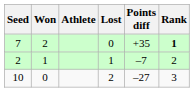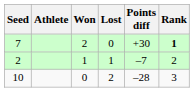columns swapped: (78, 19) <-> (45, 19)
(141, 43) +35 -> (141, 43) +30
(141, 78) –27 -> (141, 78) –28
